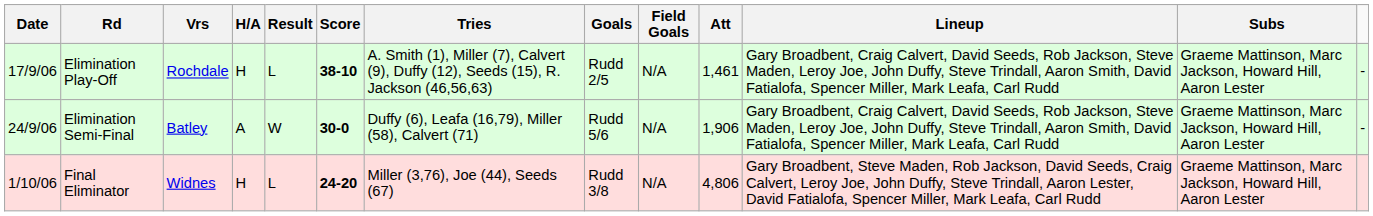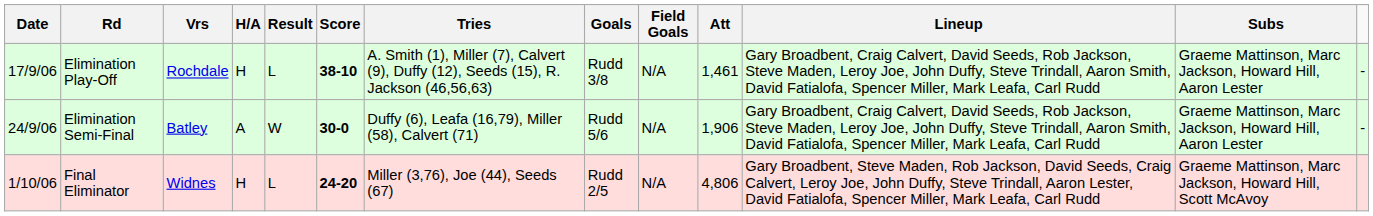(606, 71) Rudd 2/5 -> (605, 71) Rudd 3/8
(606, 182) Rudd 3/8 -> (605, 182) Rudd 2/5
(1261, 182) Graeme Mattinson, Marc Jackson, Howard Hill, Aaron Lester -> (1260, 182) Graeme Mattinson, Marc Jackson, Howard Hill, Scott McAvoy
